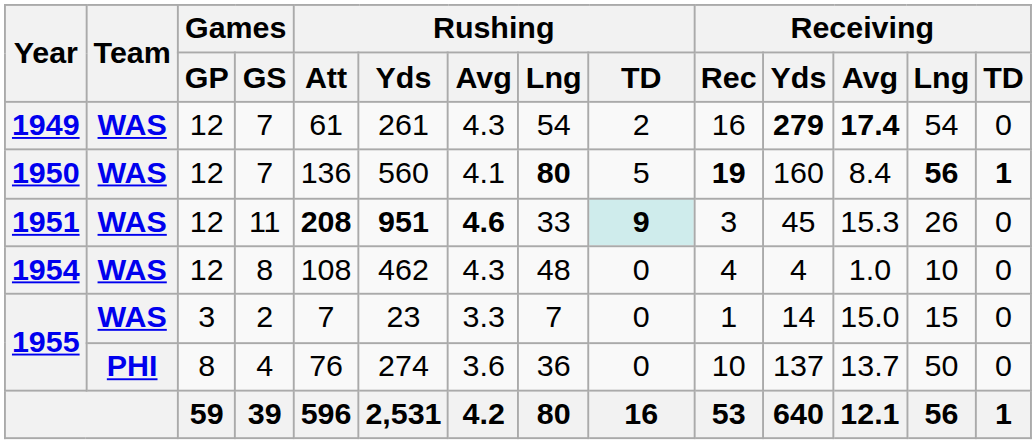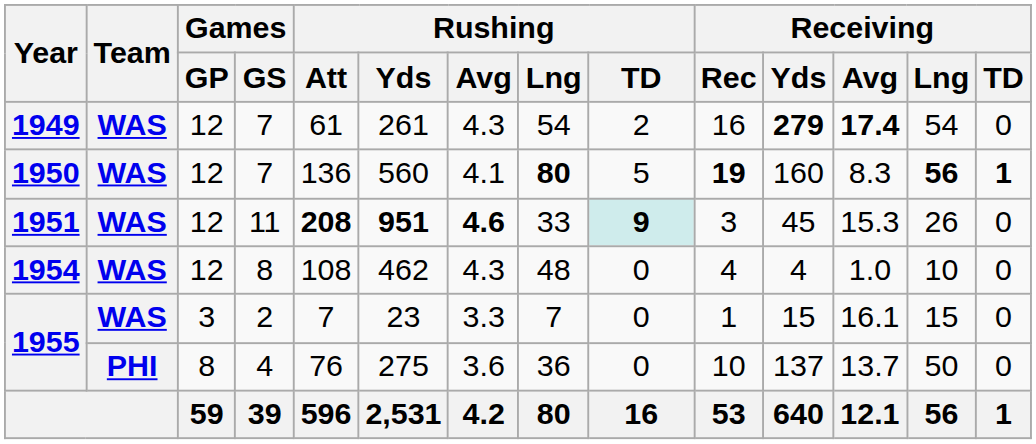(870, 173) 8.4 -> (870, 173) 8.3
(798, 317) 14 -> (798, 317) 15
(870, 317) 15.0 -> (870, 317) 16.1
(403, 366) 274 -> (403, 366) 275
